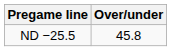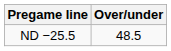(129, 35) 45.8 -> (129, 35) 48.5
